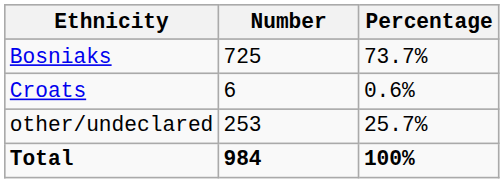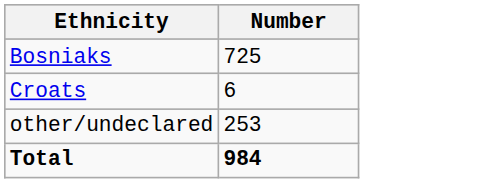- column: (429, 22)
